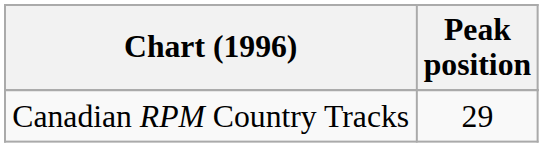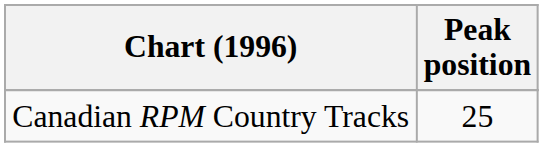(477, 115) 29 -> (477, 115) 25
